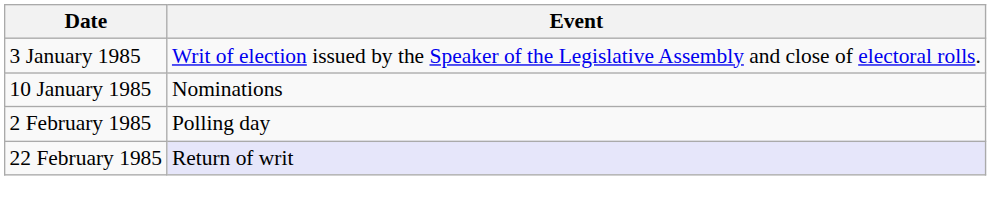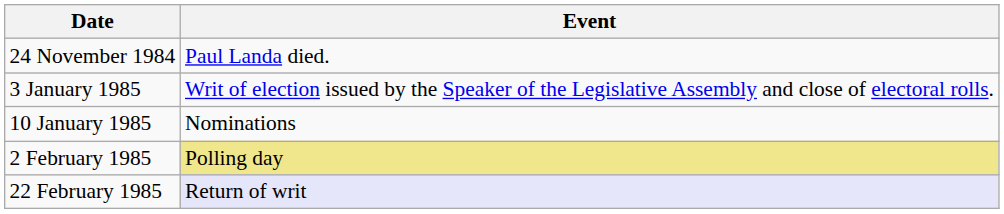+ row: (92, 55)
(221, 123) no background -> (234, 157) khaki background
